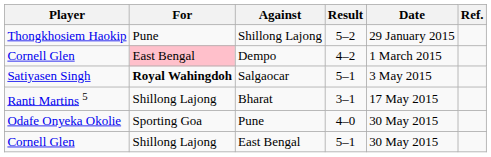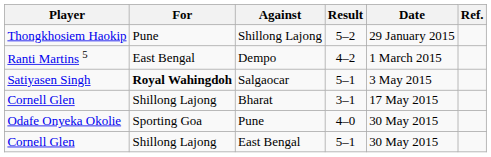(41, 55) Cornell Glen -> (48, 57) Ranti Martins 5
(164, 55) pink background -> (164, 57) no background
(48, 98) Ranti Martins 5 -> (41, 100) Cornell Glen
